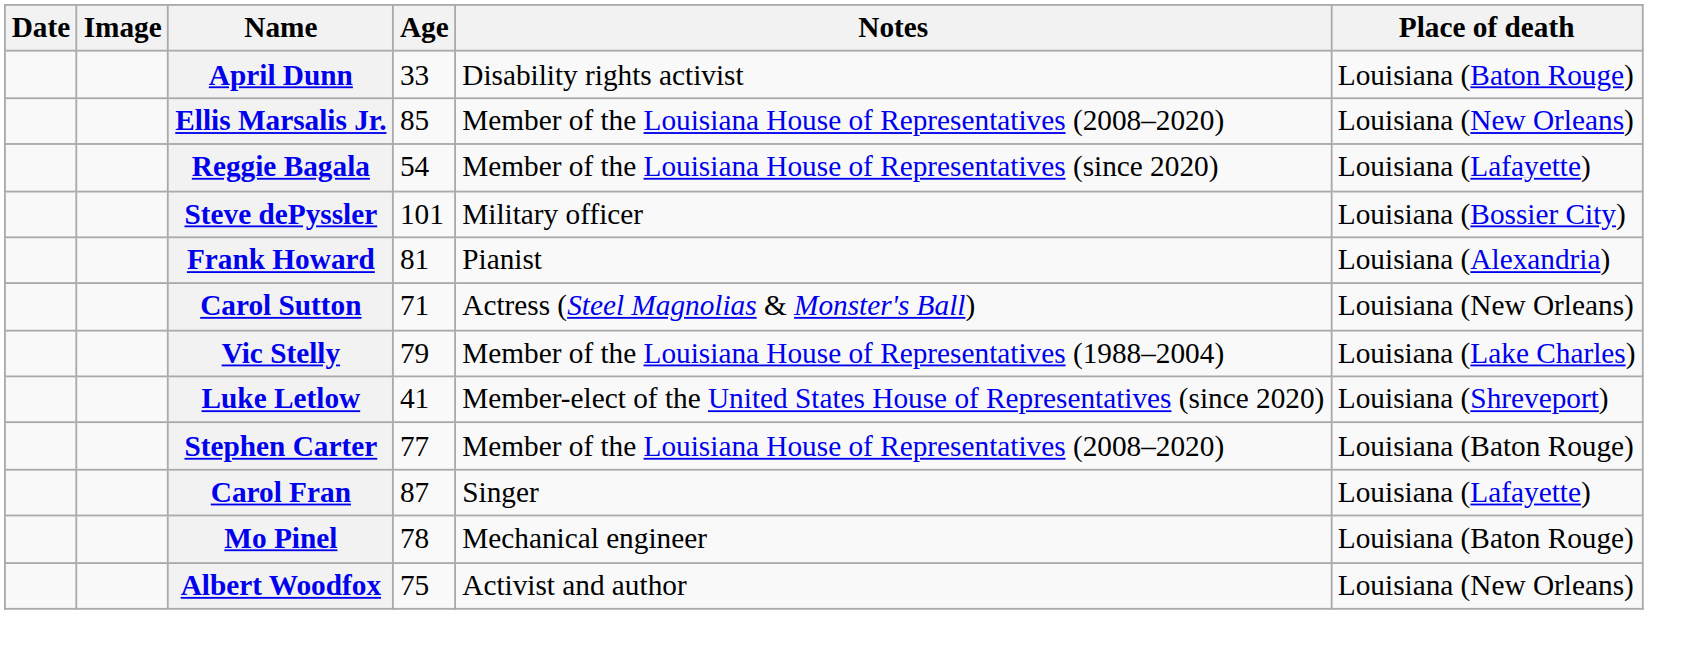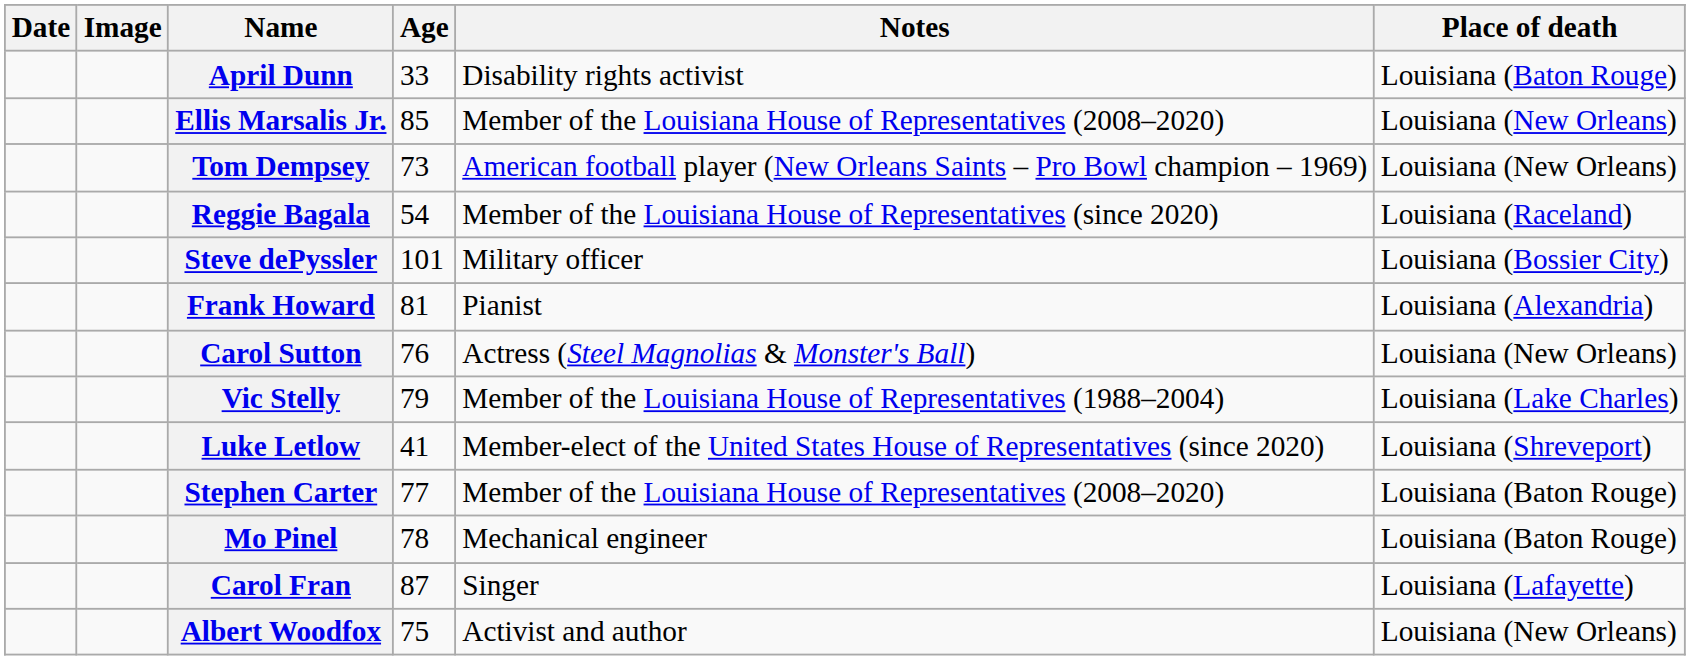+ row: (281, 167)
(1464, 167) Louisiana (Lafayette) -> (1506, 213) Louisiana (Raceland)
(415, 306) 71 -> (415, 352) 76
rows swapped: (281, 538) <-> (281, 492)
